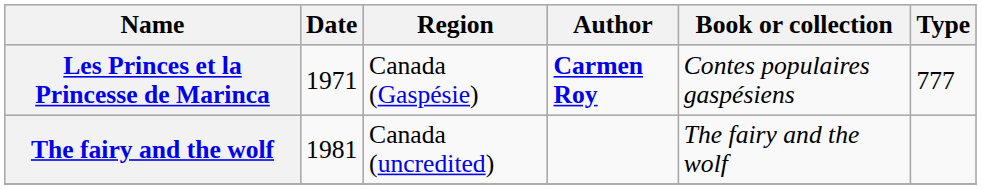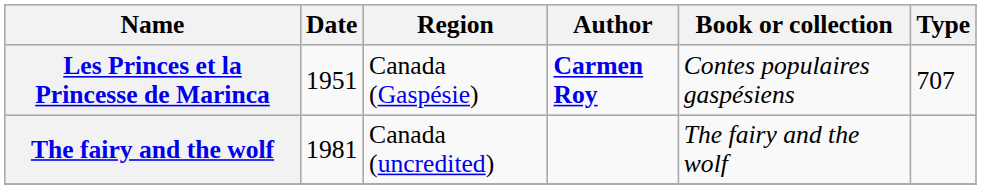(332, 79) 1971 -> (332, 79) 1951
(936, 79) 777 -> (936, 79) 707
